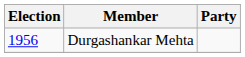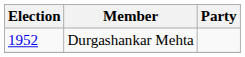(23, 40) 1956 -> (23, 40) 1952
